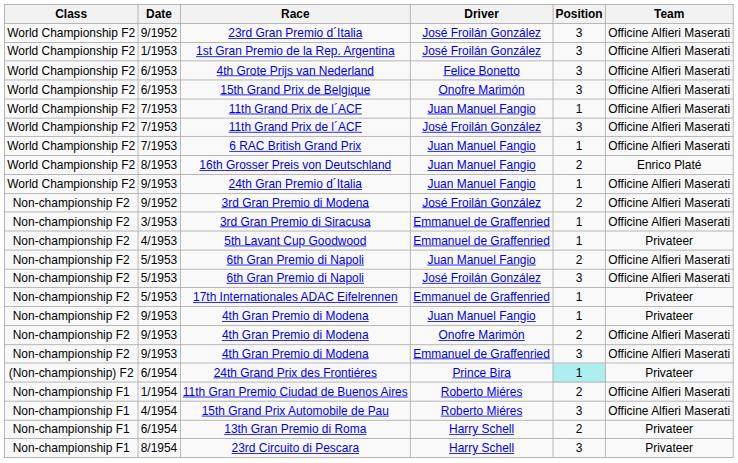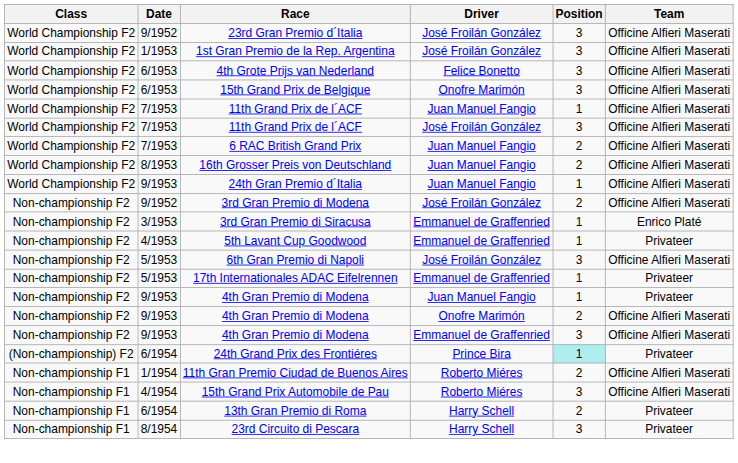(579, 146) 1 -> (579, 146) 2
(669, 165) Enrico Platé -> (669, 165) Officine Alfieri Maserati
(669, 222) Officine Alfieri Maserati -> (669, 222) Enrico Platé
- row: (295, 260)
